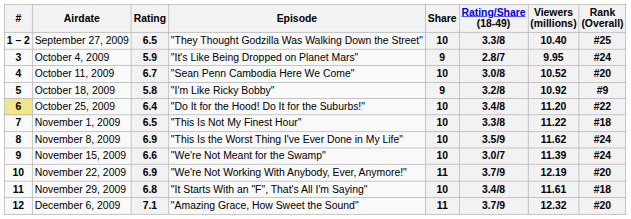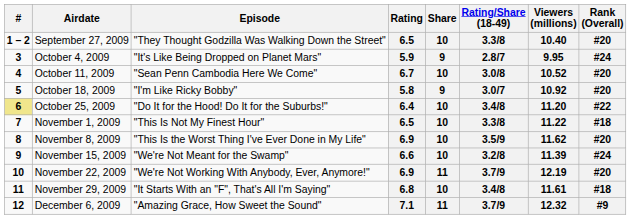columns swapped: (297, 18) <-> (150, 18)
(602, 40) #25 -> (602, 40) #20
(494, 90) 3.2/8 -> (494, 90) 3.0/7
(602, 90) #9 -> (602, 90) #20
(602, 139) #24 -> (602, 139) #20
(494, 156) 3.0/7 -> (494, 156) 3.2/8
(602, 205) #20 -> (602, 205) #9
